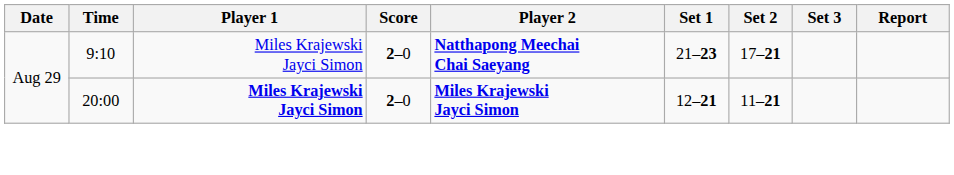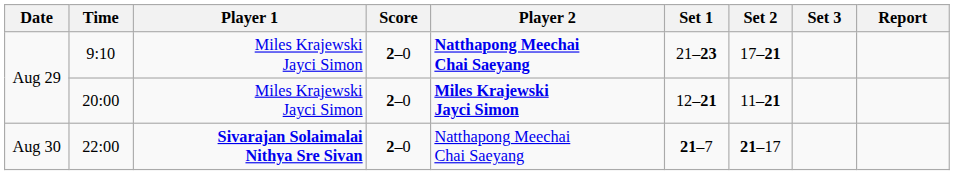(305, 100) bold -> (309, 100) normal
+ row: (101, 146)
